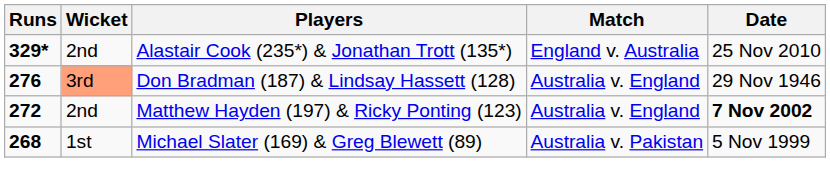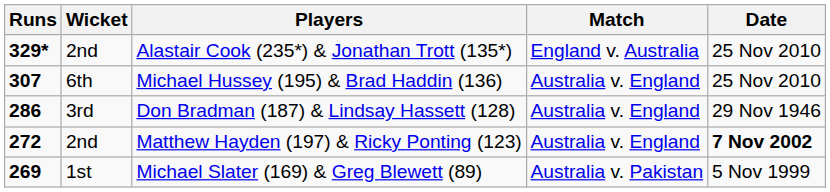+ row: (319, 80)
(25, 80) 276 -> (25, 111) 286
(80, 80) lightsalmon background -> (80, 111) no background
(25, 141) 268 -> (25, 171) 269
